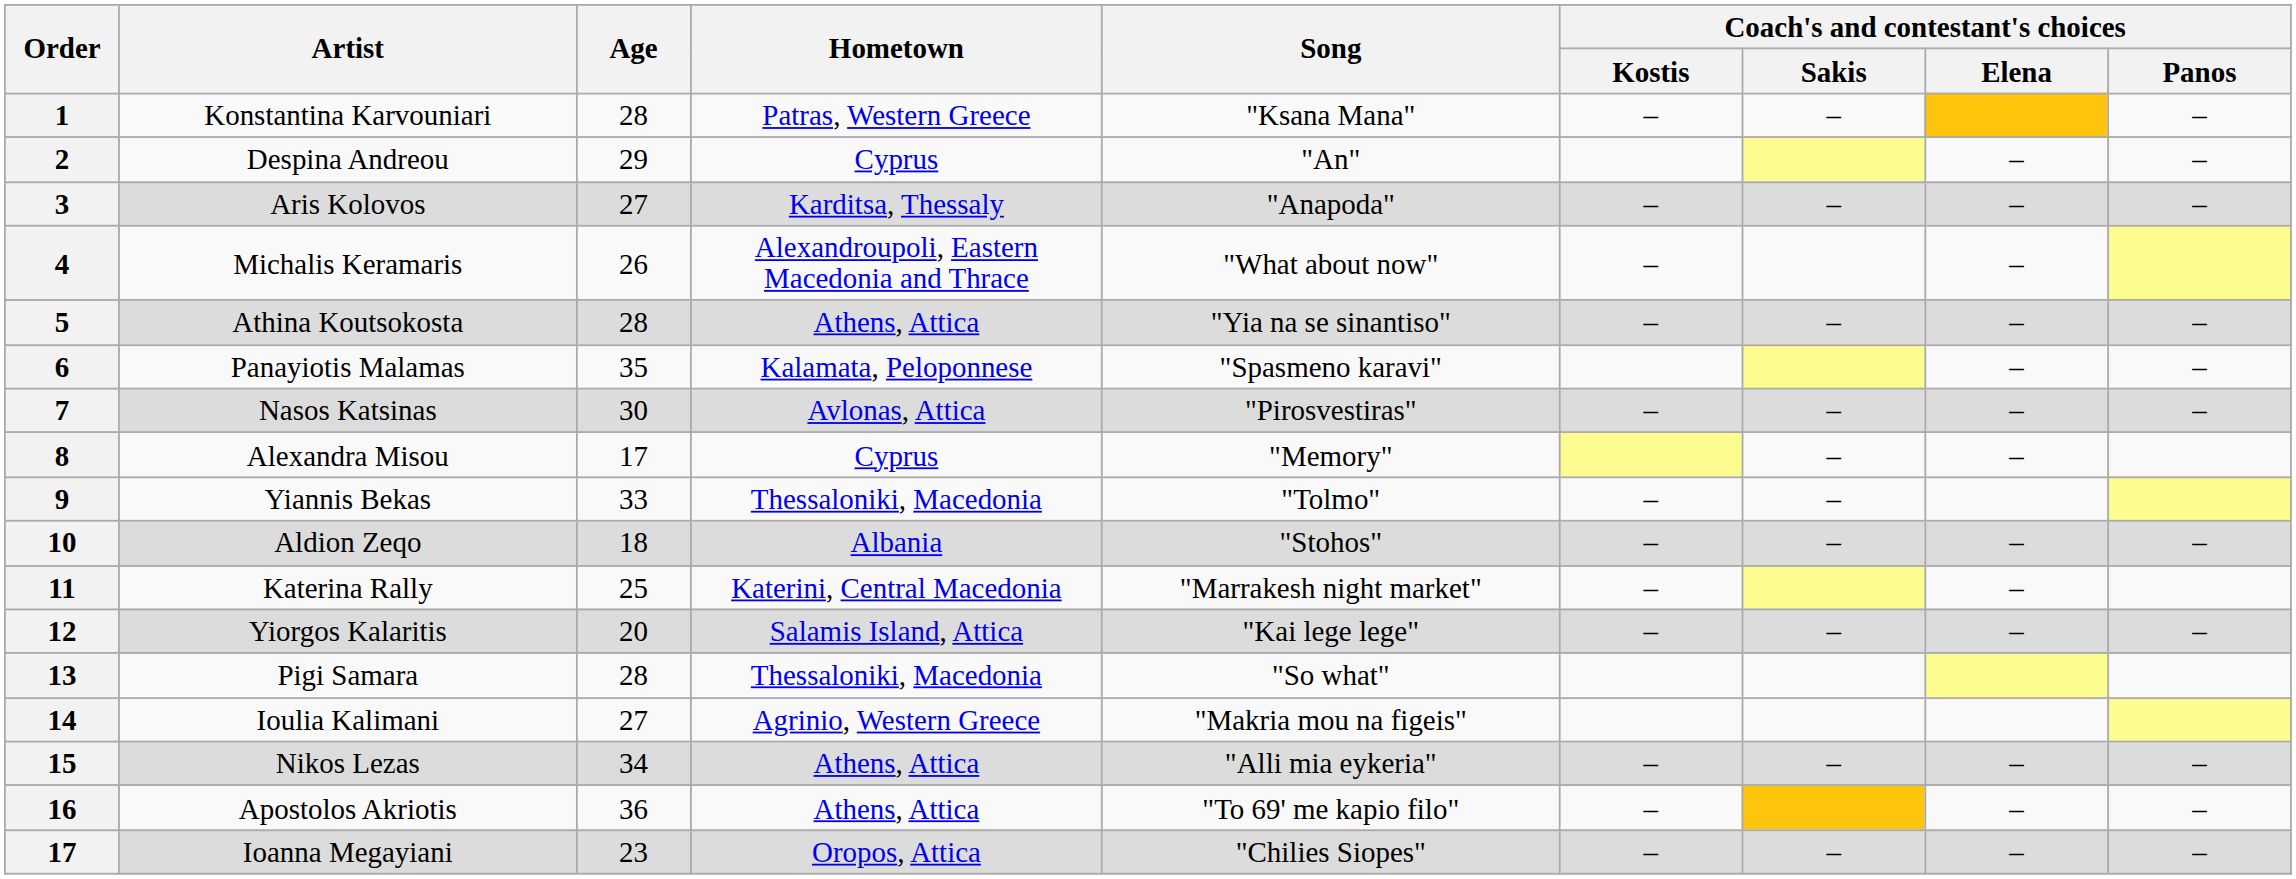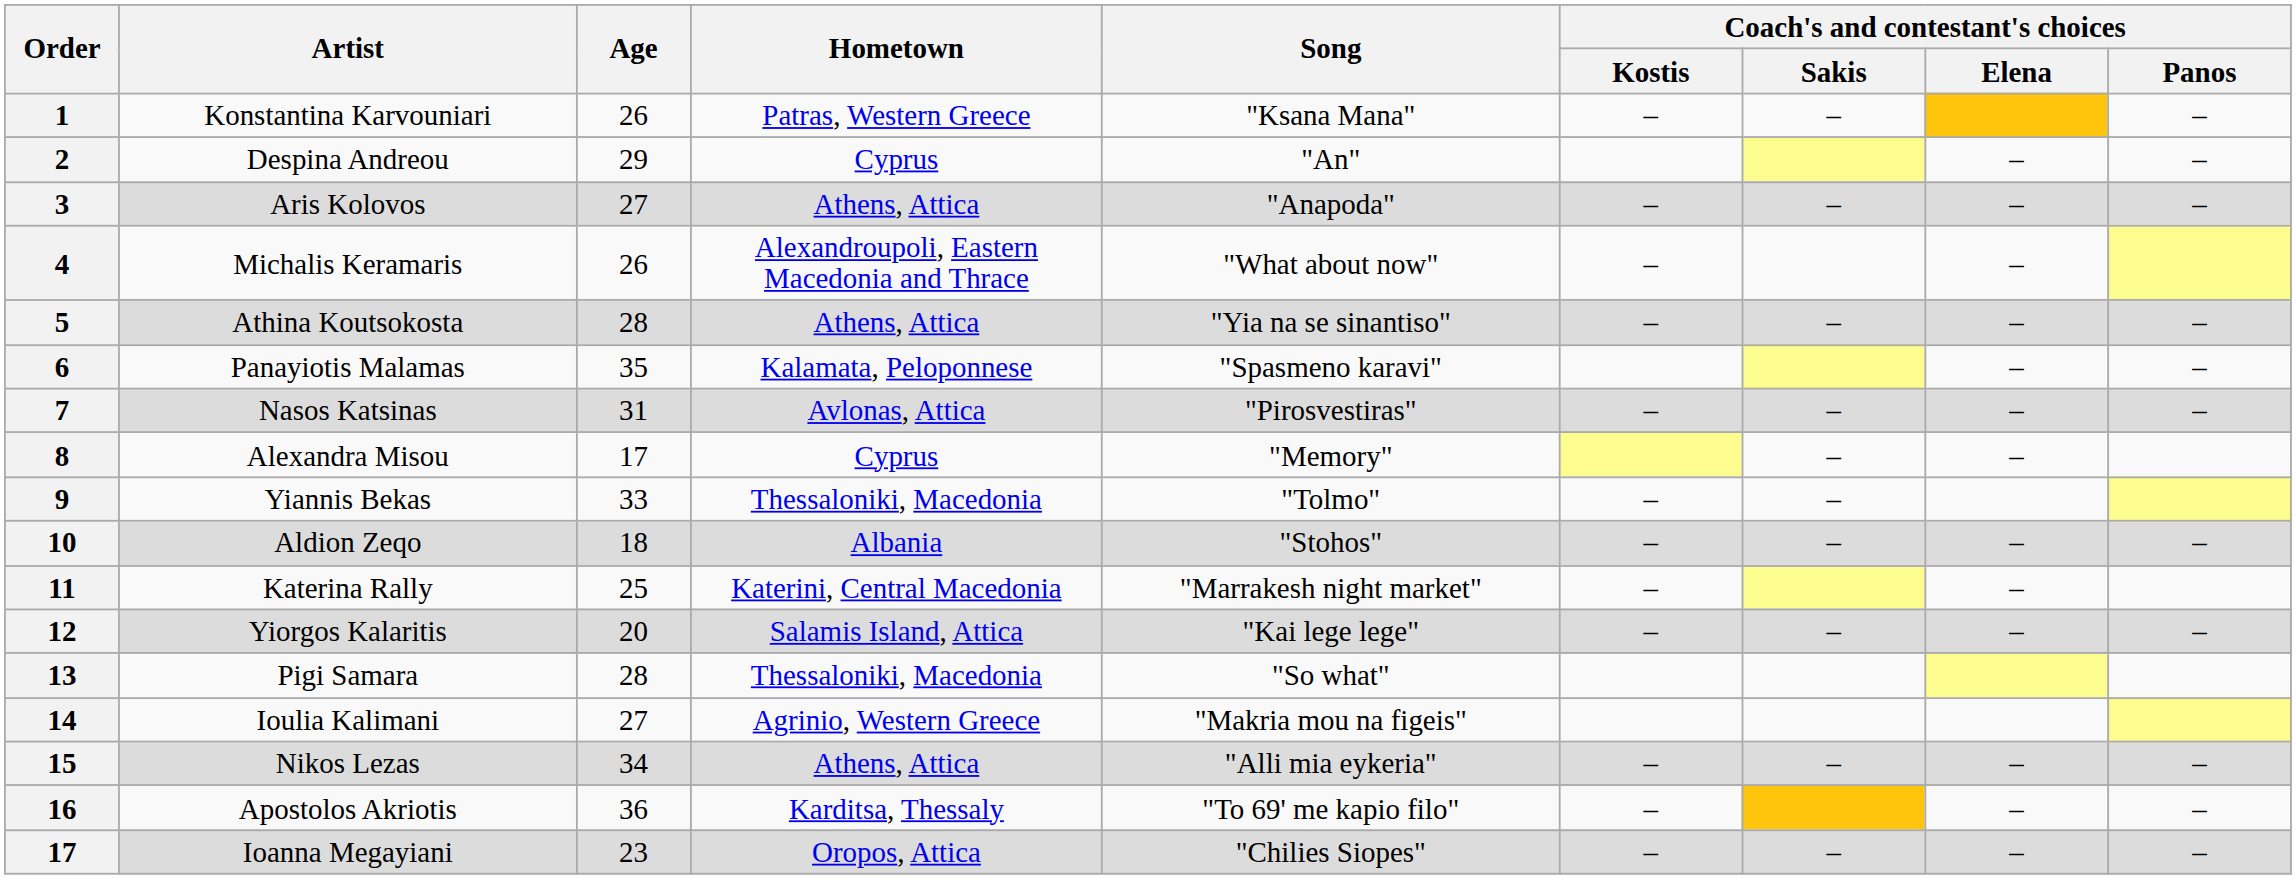(634, 115) 28 -> (634, 115) 26
(896, 203) Karditsa, Thessaly -> (896, 203) Athens, Attica
(634, 411) 30 -> (634, 411) 31
(896, 808) Athens, Attica -> (896, 808) Karditsa, Thessaly
